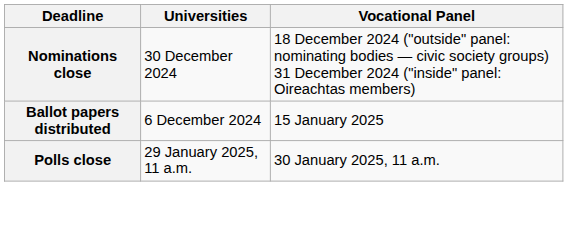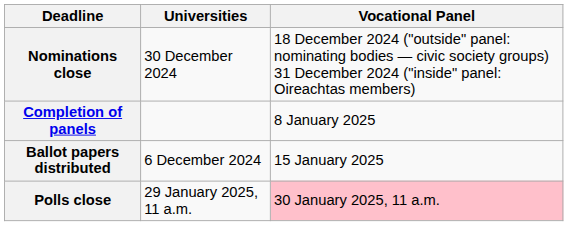+ row: (73, 120)
(357, 160) no background -> (357, 200) pink background
